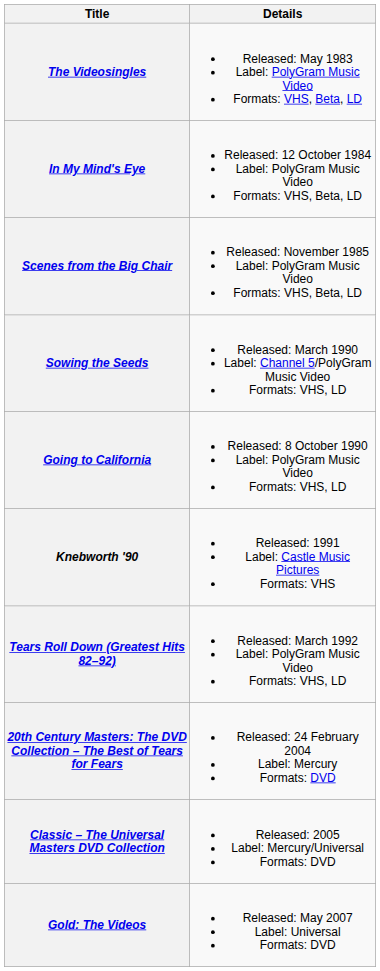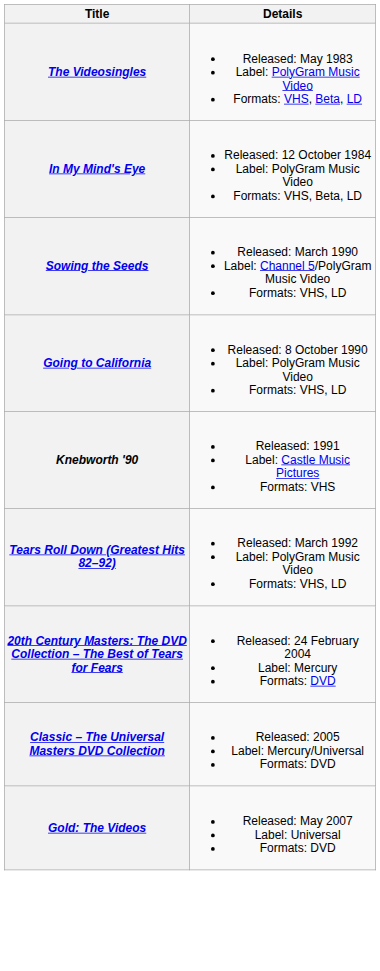- row: (97, 266)
